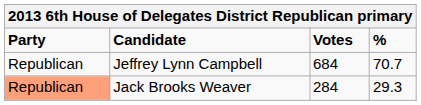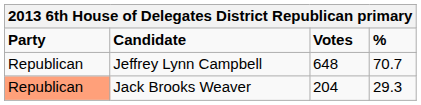(326, 64) 684 -> (326, 64) 648
(326, 87) 284 -> (326, 87) 204
